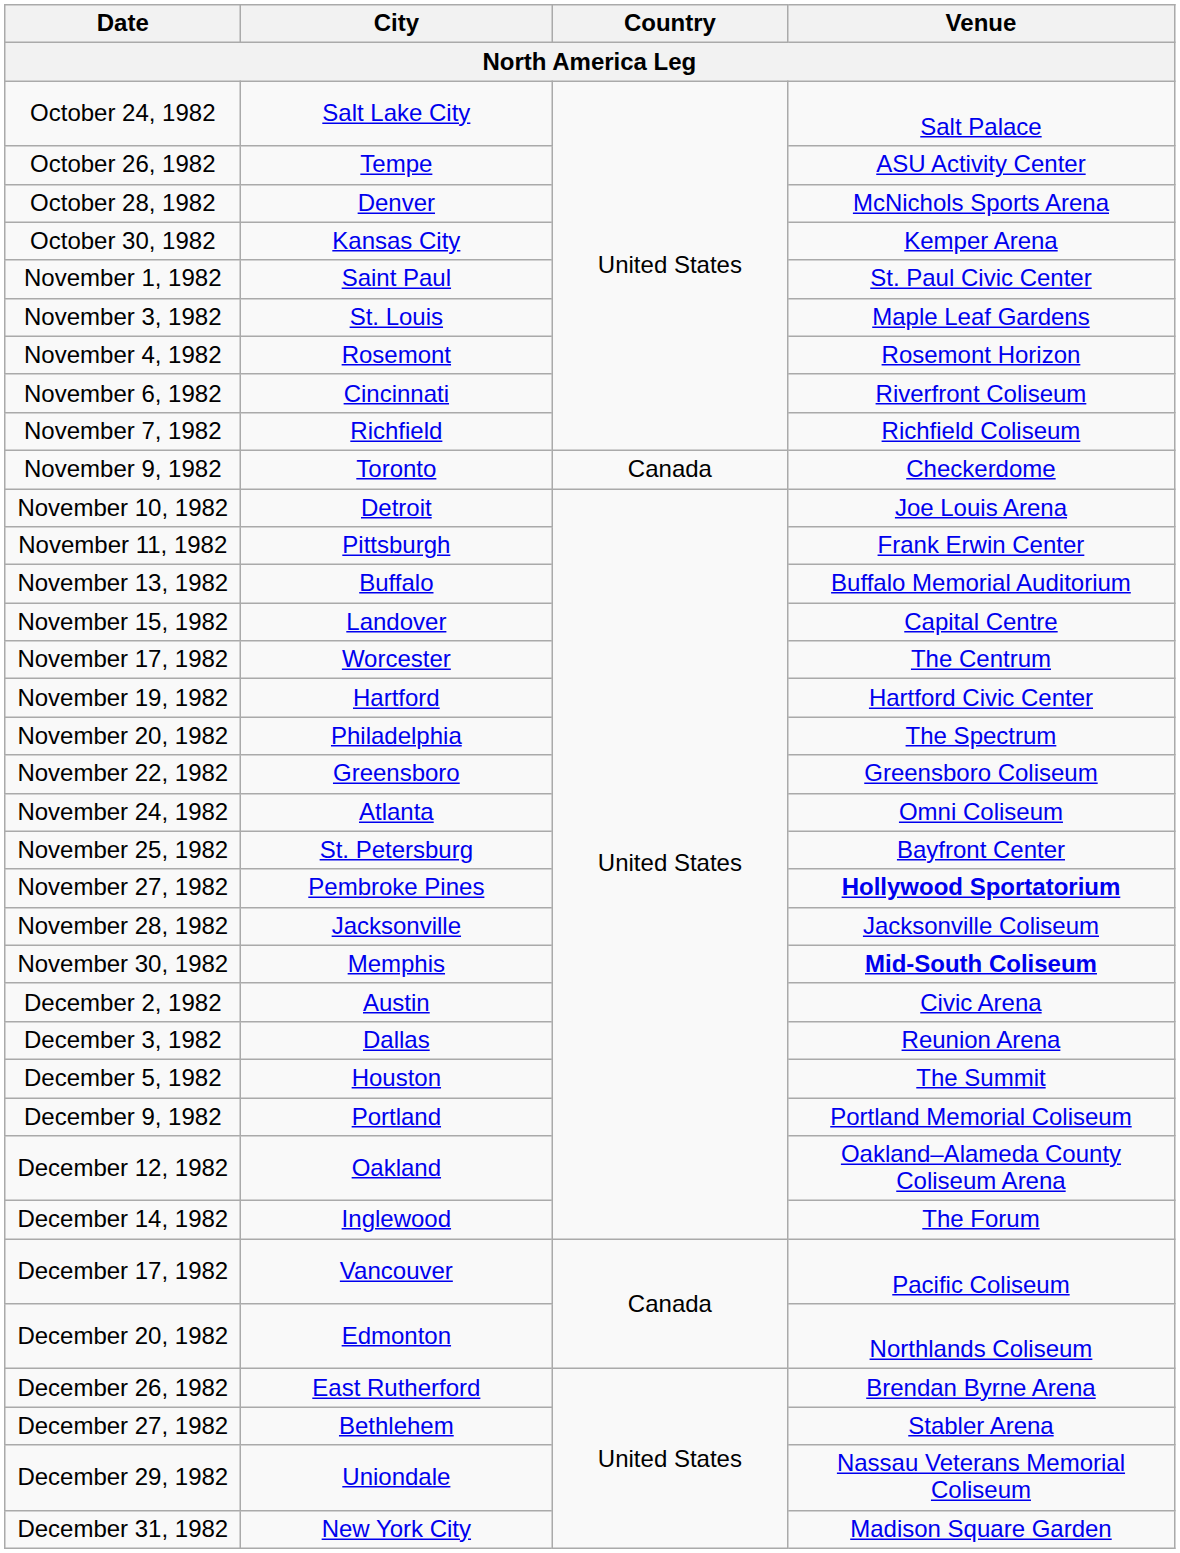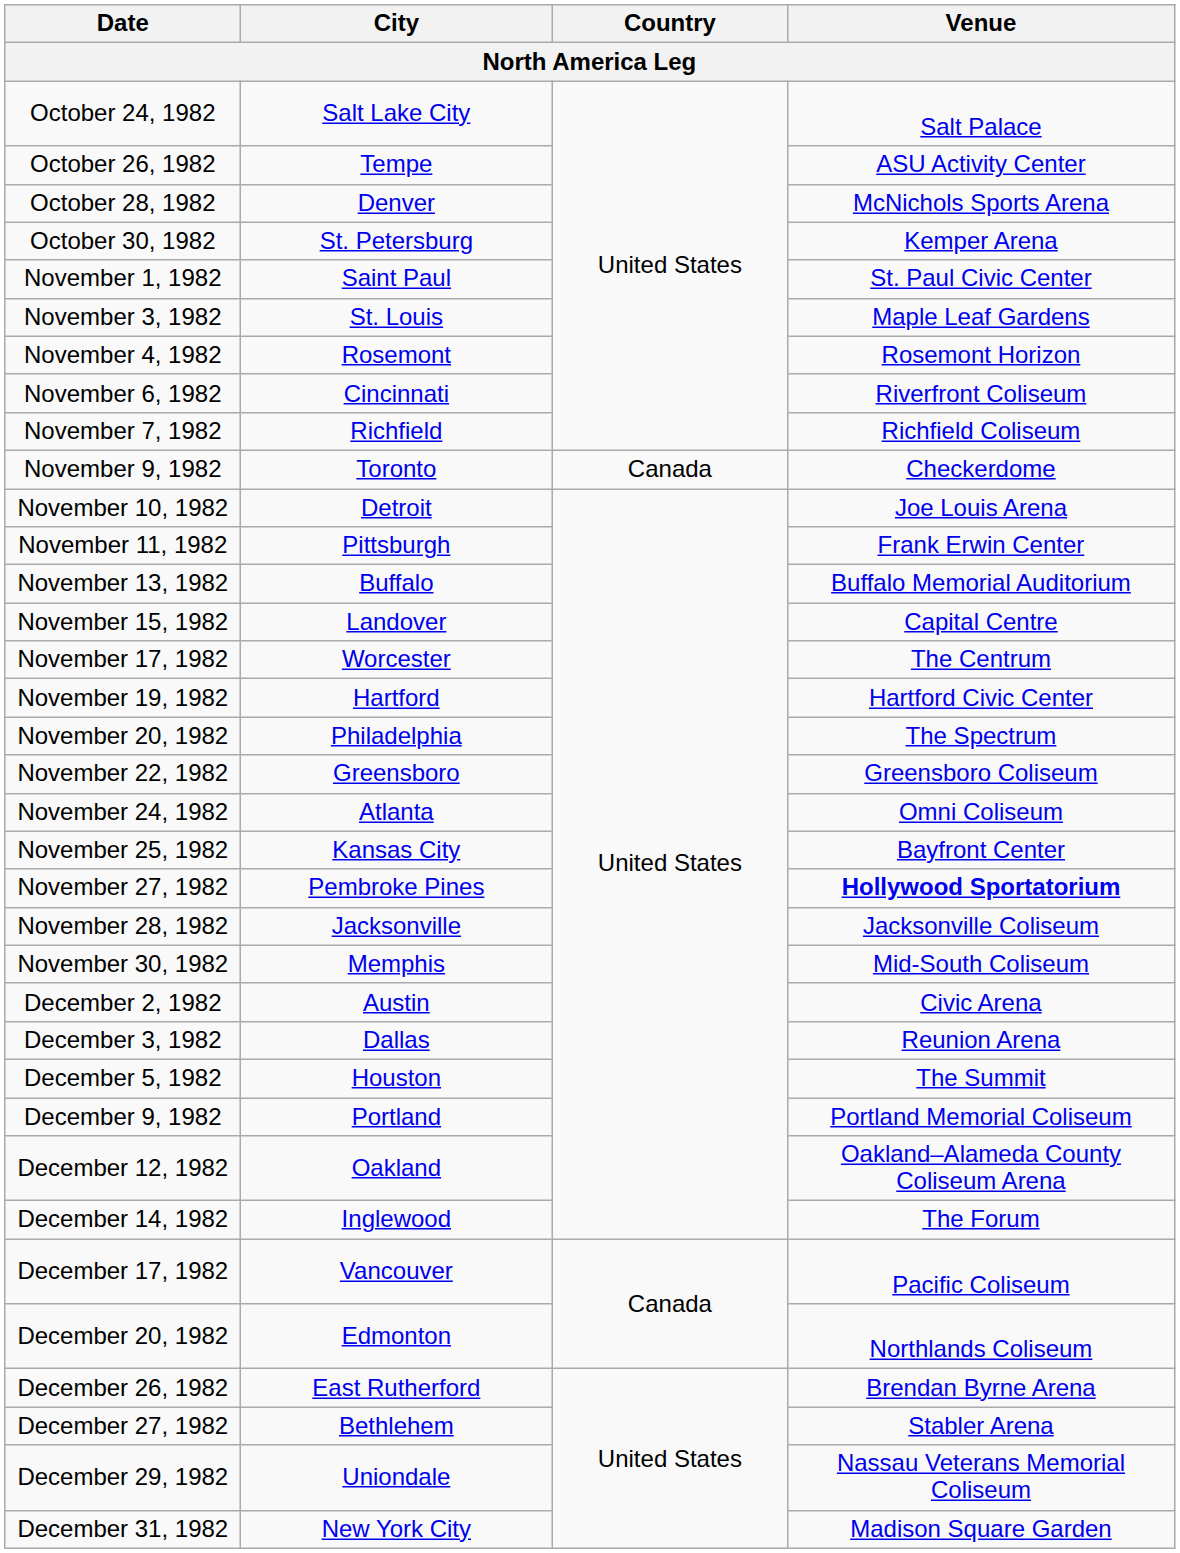(396, 240) Kansas City -> (396, 240) St. Petersburg
(396, 849) St. Petersburg -> (396, 849) Kansas City
(981, 964) bold -> (981, 964) normal
